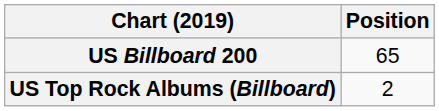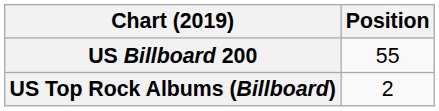(388, 55) 65 -> (388, 55) 55
